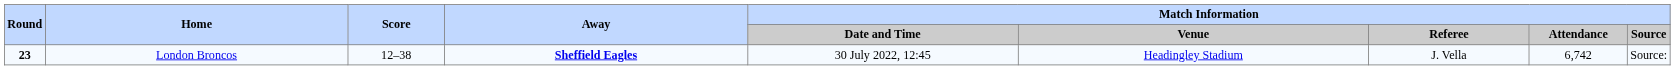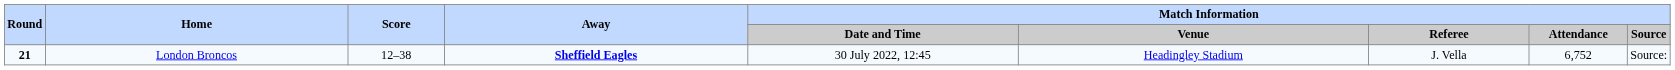(25, 54) 23 -> (25, 54) 21
(1578, 54) 6,742 -> (1578, 54) 6,752
